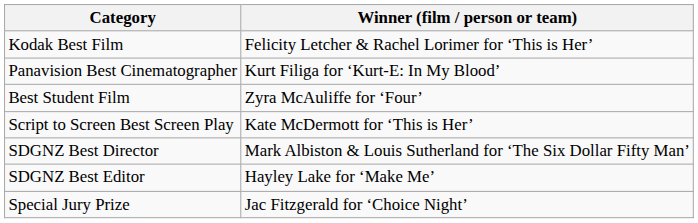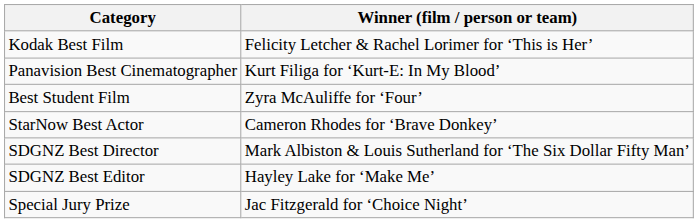+ row: (76, 124)
- row: (121, 124)
